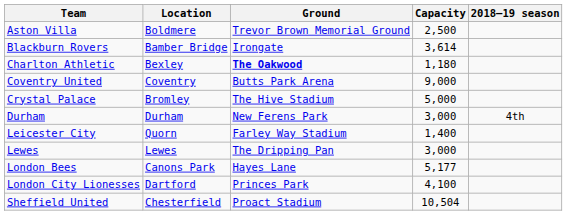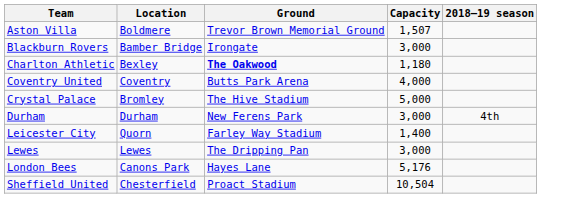(440, 30) 2,500 -> (415, 30) 1,507
(440, 47) 3,614 -> (415, 47) 3,000
(440, 82) 9,000 -> (415, 82) 4,000
(440, 167) 5,177 -> (415, 167) 5,176
- row: (73, 185)
